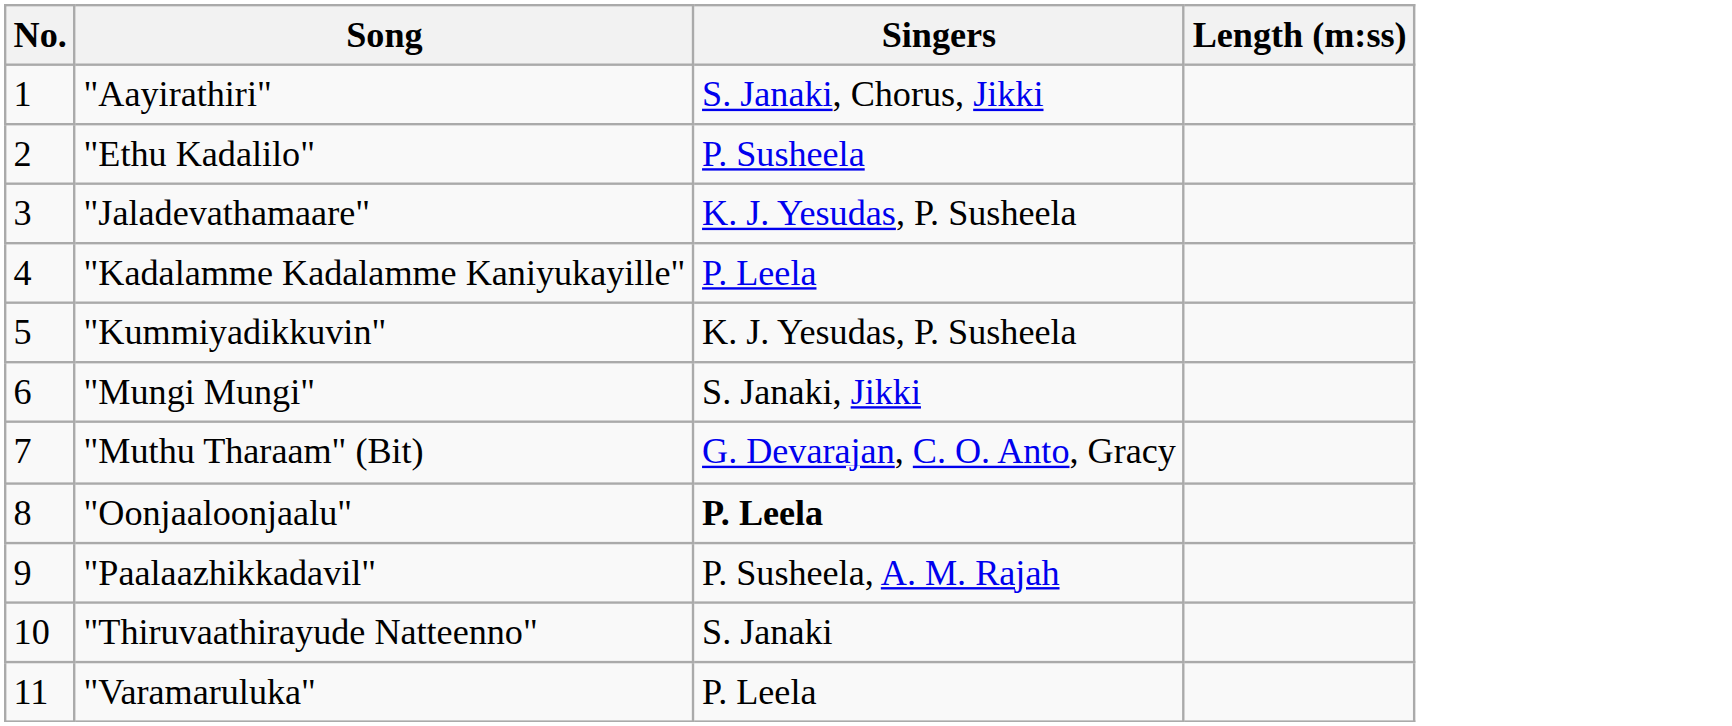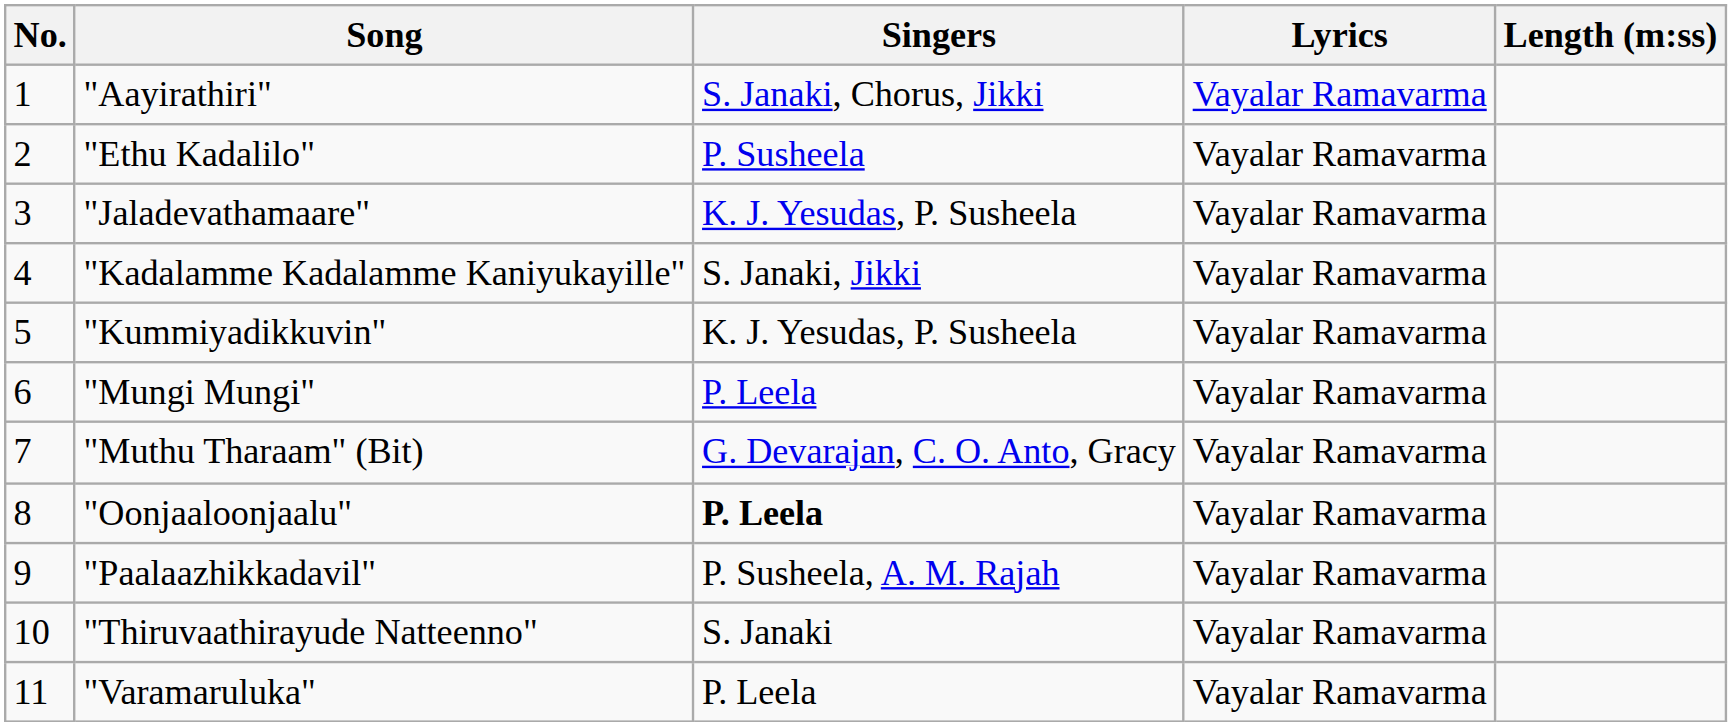+ column: (1340, 34)
(759, 273) P. Leela -> (812, 273) S. Janaki, Jikki
(812, 392) S. Janaki, Jikki -> (759, 392) P. Leela
